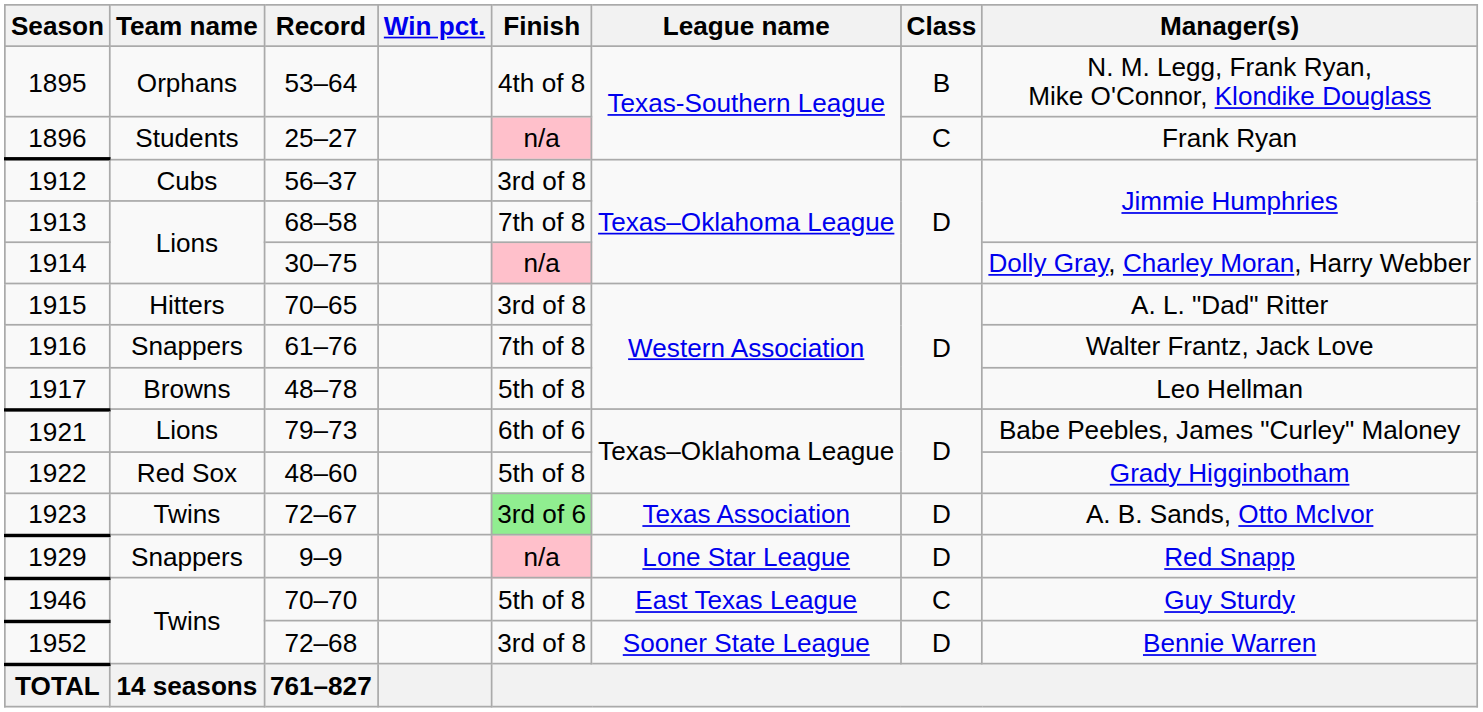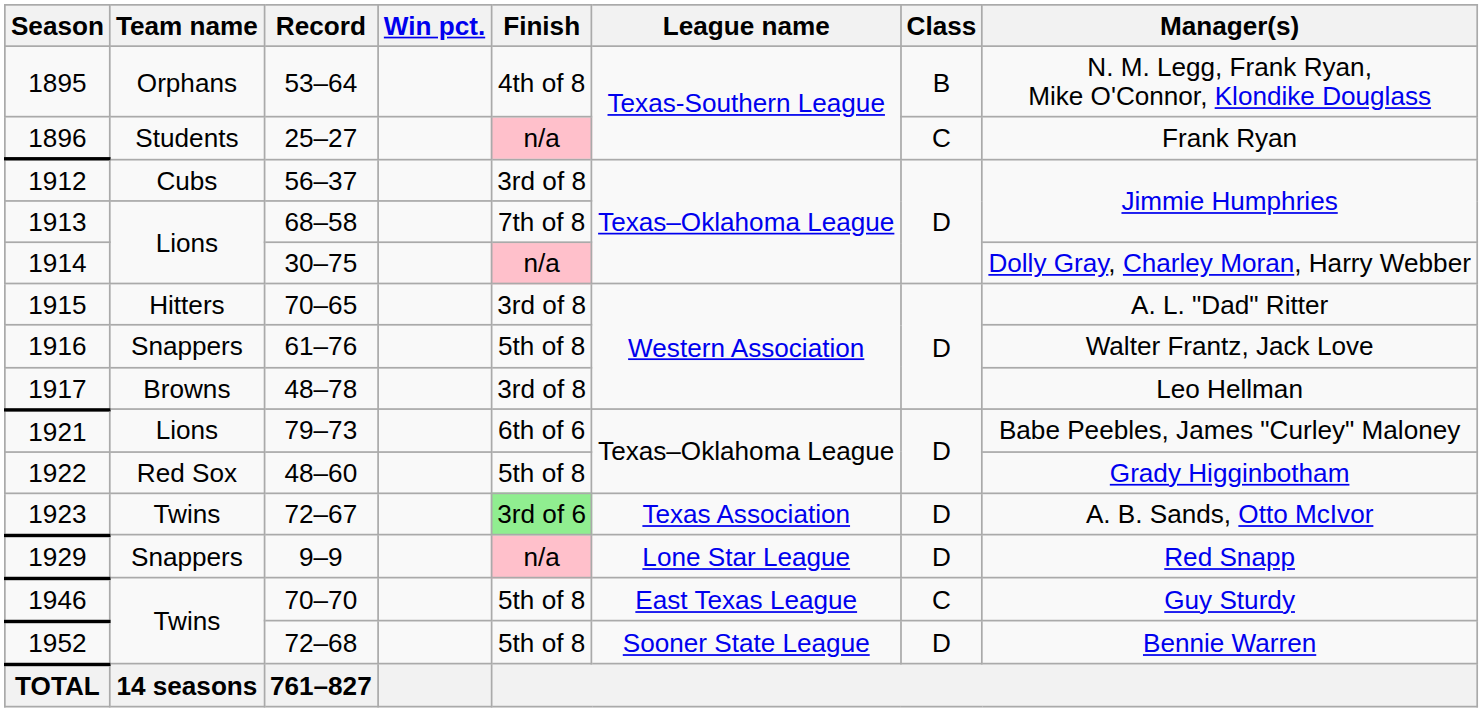(542, 346) 7th of 8 -> (542, 346) 5th of 8
(542, 388) 5th of 8 -> (542, 388) 3rd of 8
(542, 643) 3rd of 8 -> (542, 643) 5th of 8
